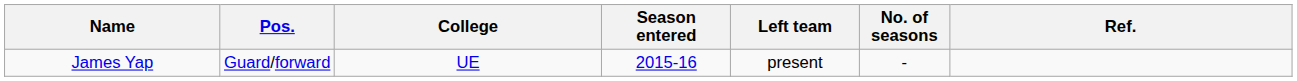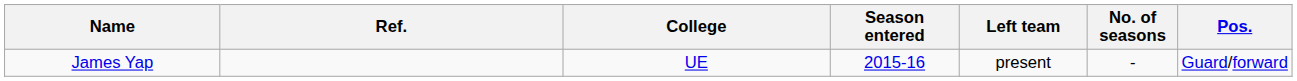columns swapped: (277, 27) <-> (1121, 27)
